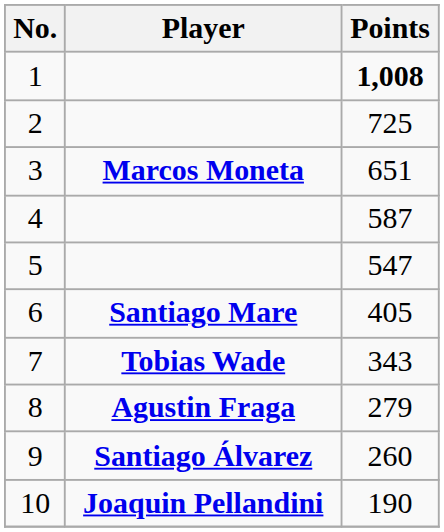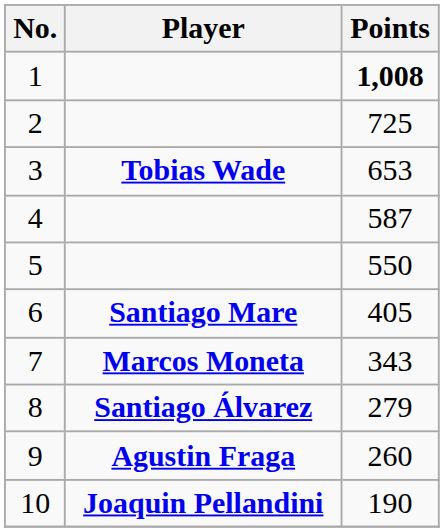(203, 170) Marcos Moneta -> (203, 170) Tobias Wade
(390, 170) 651 -> (390, 170) 653
(390, 265) 547 -> (390, 265) 550
(203, 360) Tobias Wade -> (203, 360) Marcos Moneta
(203, 407) Agustin Fraga -> (203, 407) Santiago Álvarez
(203, 455) Santiago Álvarez -> (203, 455) Agustin Fraga
